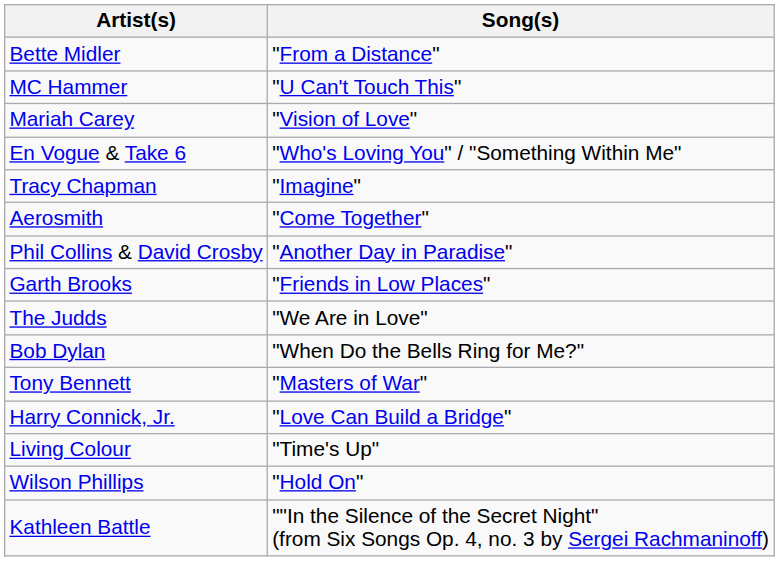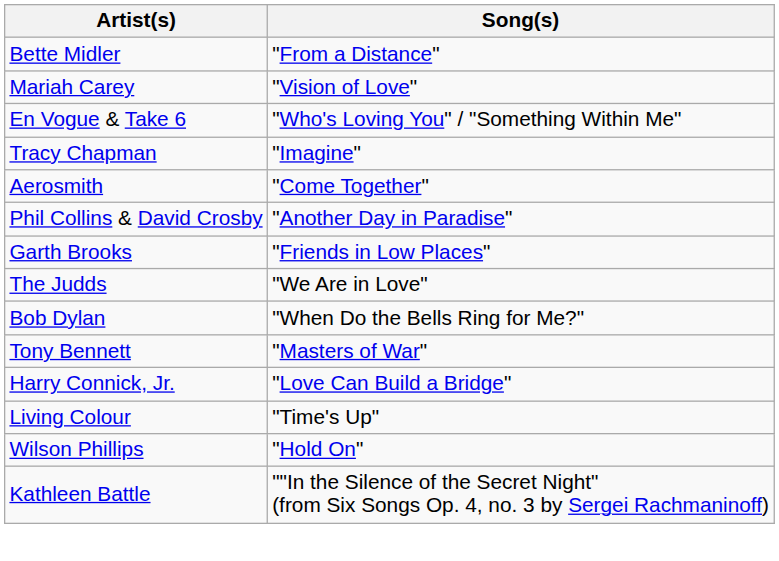- row: (68, 86)
